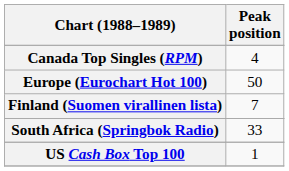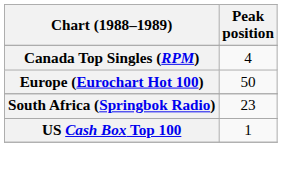- row: (115, 105)
(255, 130) 33 -> (248, 105) 23
